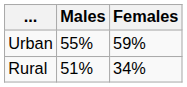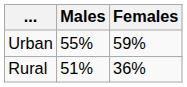(129, 69) 34% -> (129, 69) 36%
